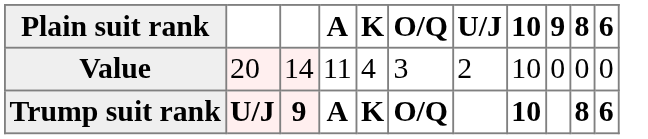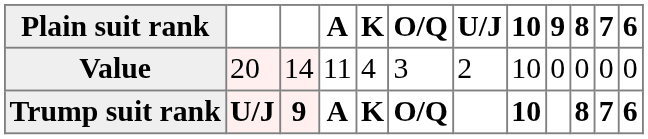+ column: (606, 25)
